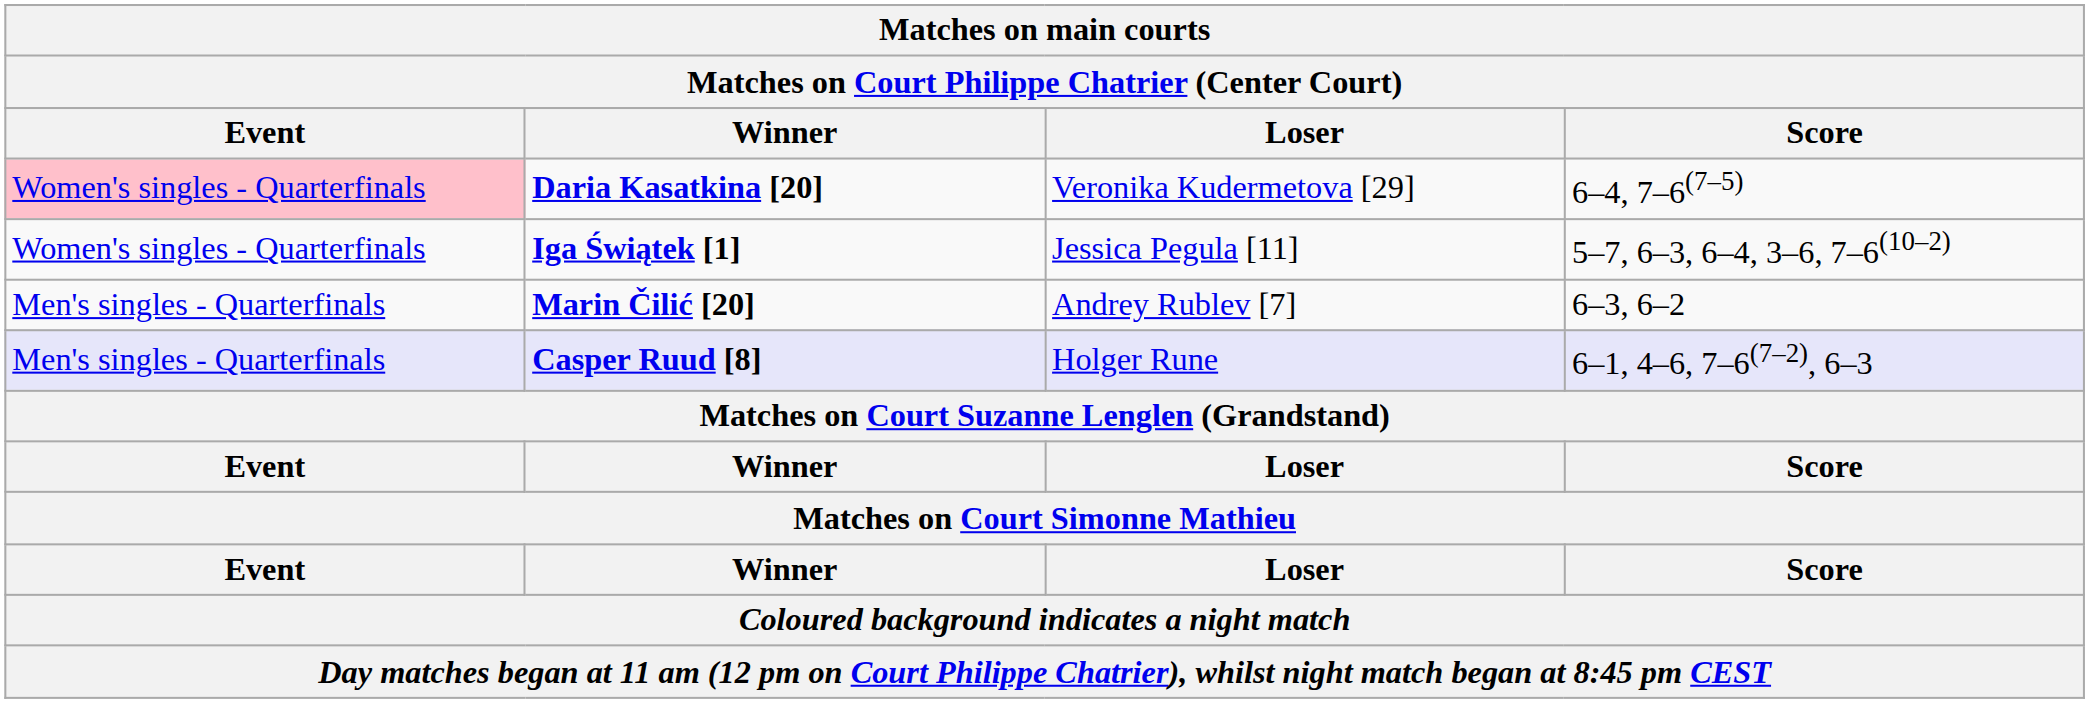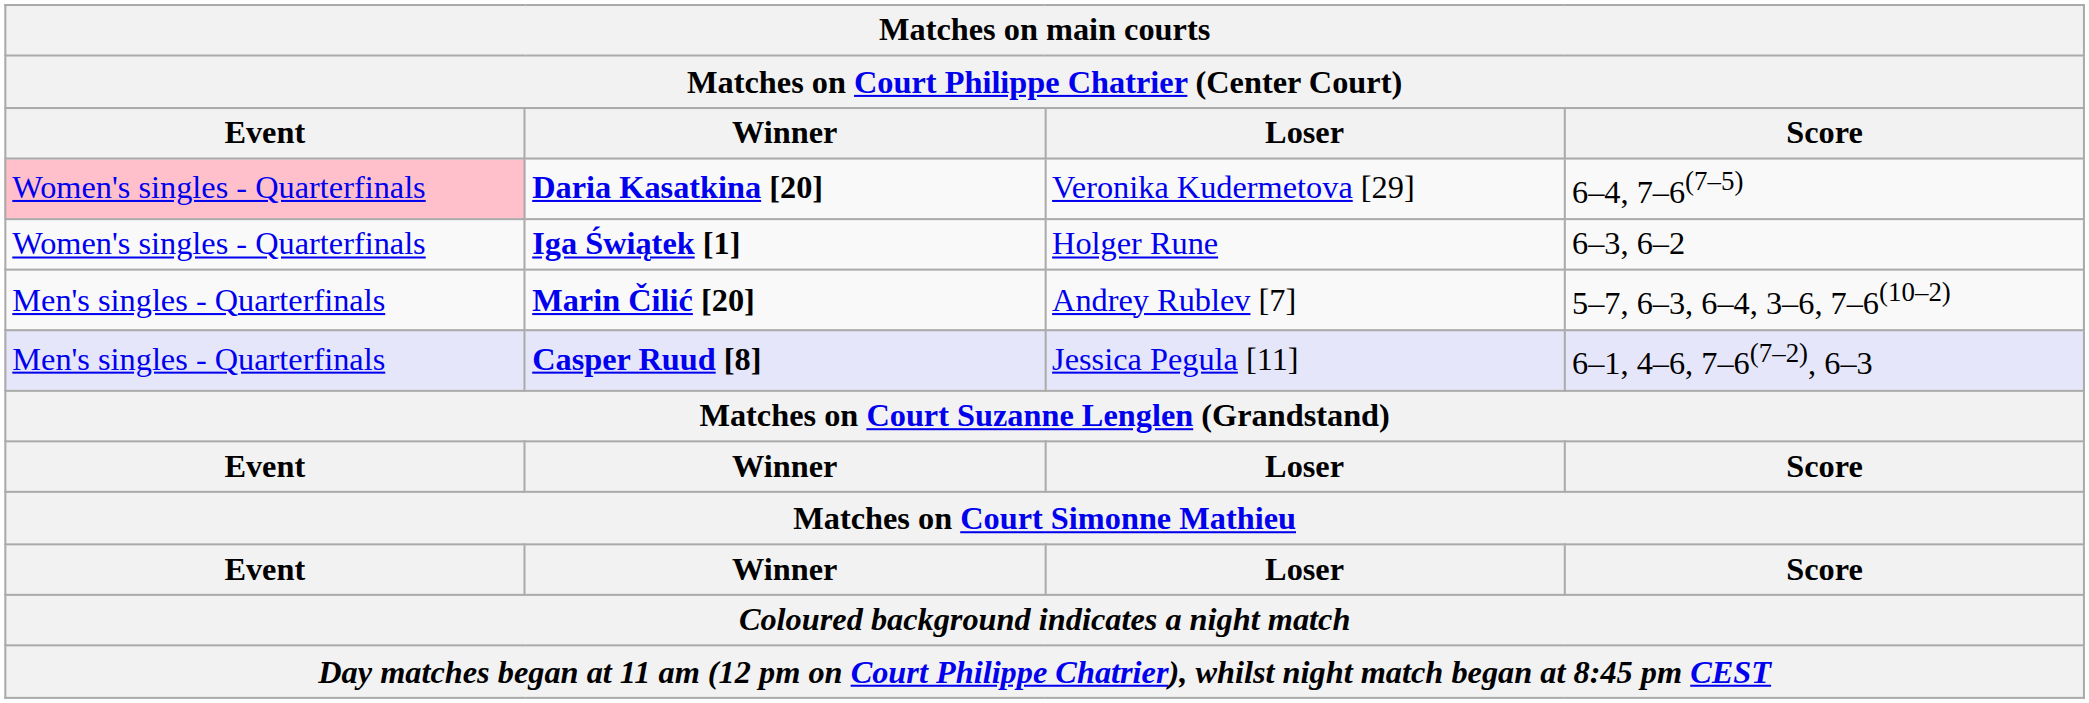(1175, 248) Jessica Pegula [11] -> (1135, 243) Holger Rune
(1761, 248) 5–7, 6–3, 6–4, 3–6, 7–6(10–2) -> (1629, 243) 6–3, 6–2
(1629, 303) 6–3, 6–2 -> (1761, 299) 5–7, 6–3, 6–4, 3–6, 7–6(10–2)
(1135, 359) Holger Rune -> (1175, 359) Jessica Pegula [11]
